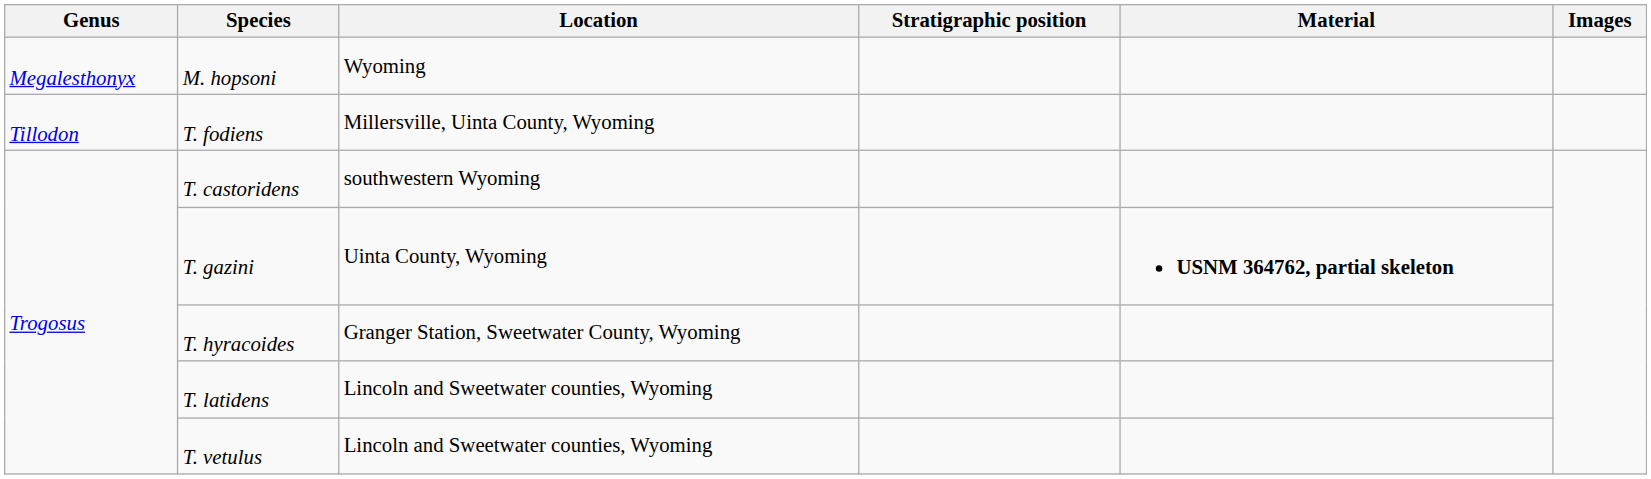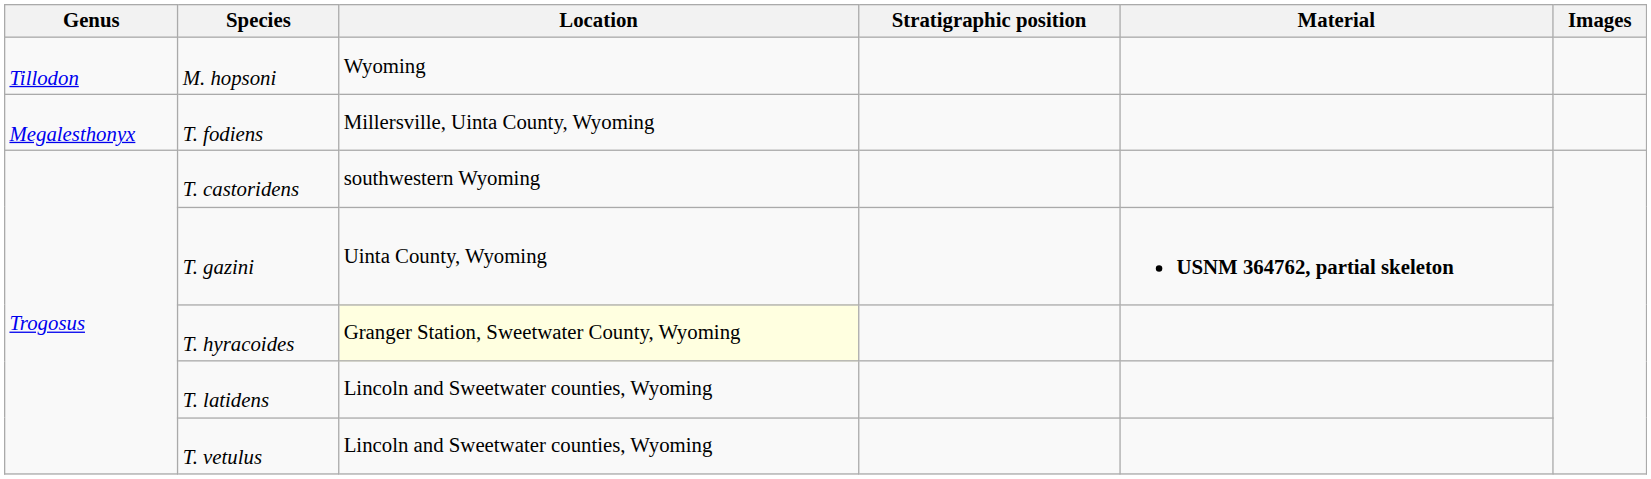(72, 77) Megalesthonyx -> (44, 77) Tillodon
(44, 133) Tillodon -> (72, 133) Megalesthonyx
(542, 332) no background -> (542, 332) lightyellow background
